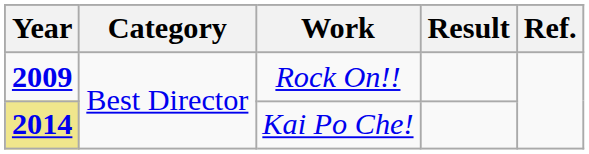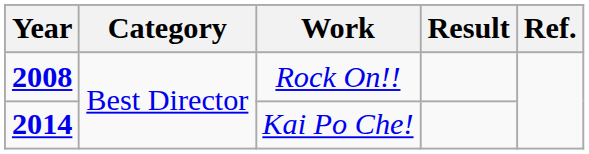(42, 76) 2009 -> (42, 76) 2008
(42, 124) khaki background -> (42, 124) no background
